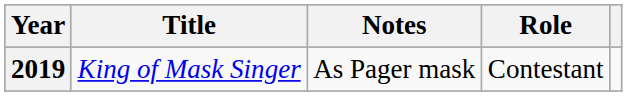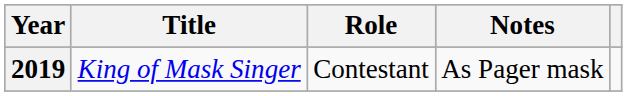columns swapped: (546, 25) <-> (394, 25)
